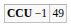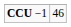(58, 13) 49 -> (58, 13) 46
